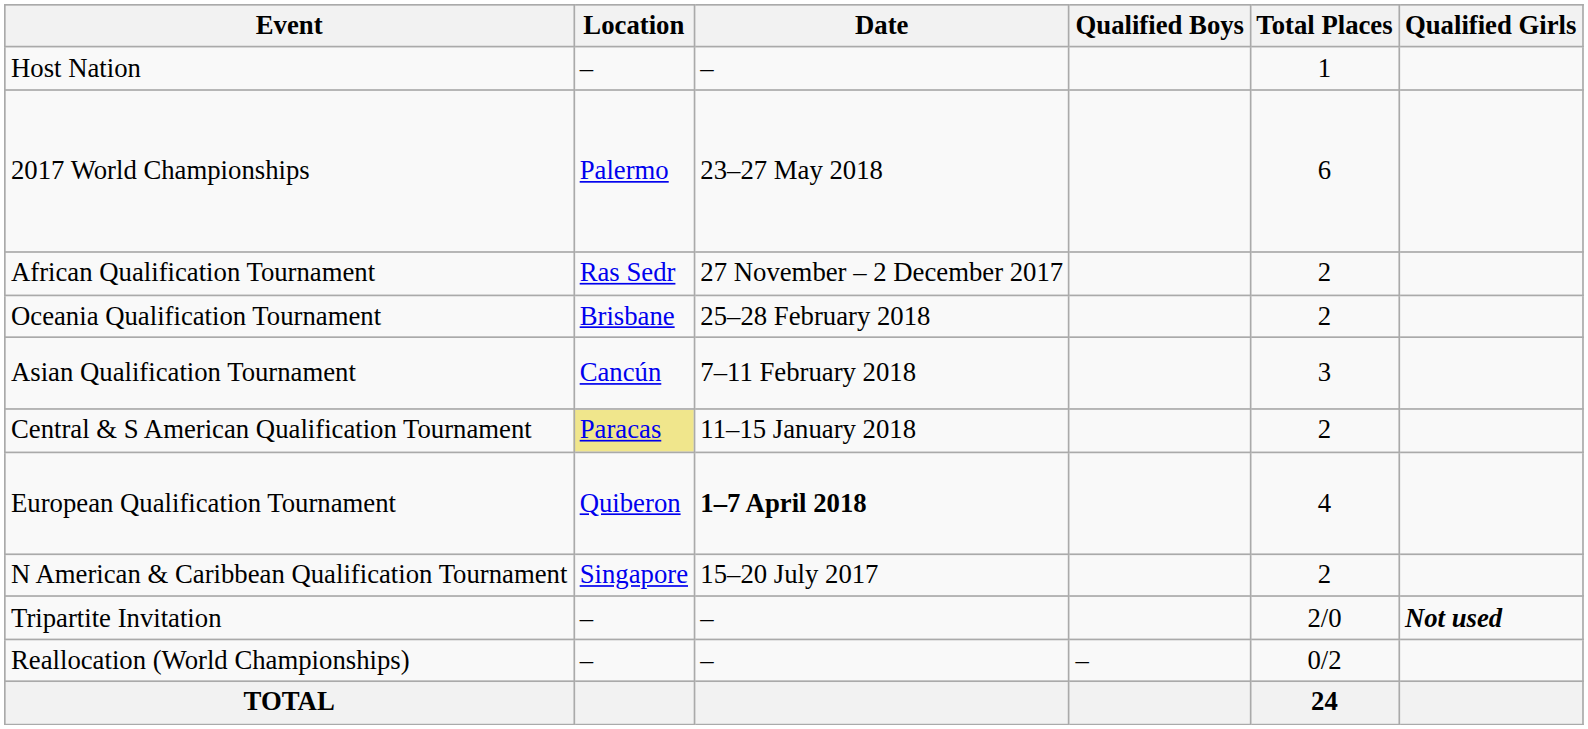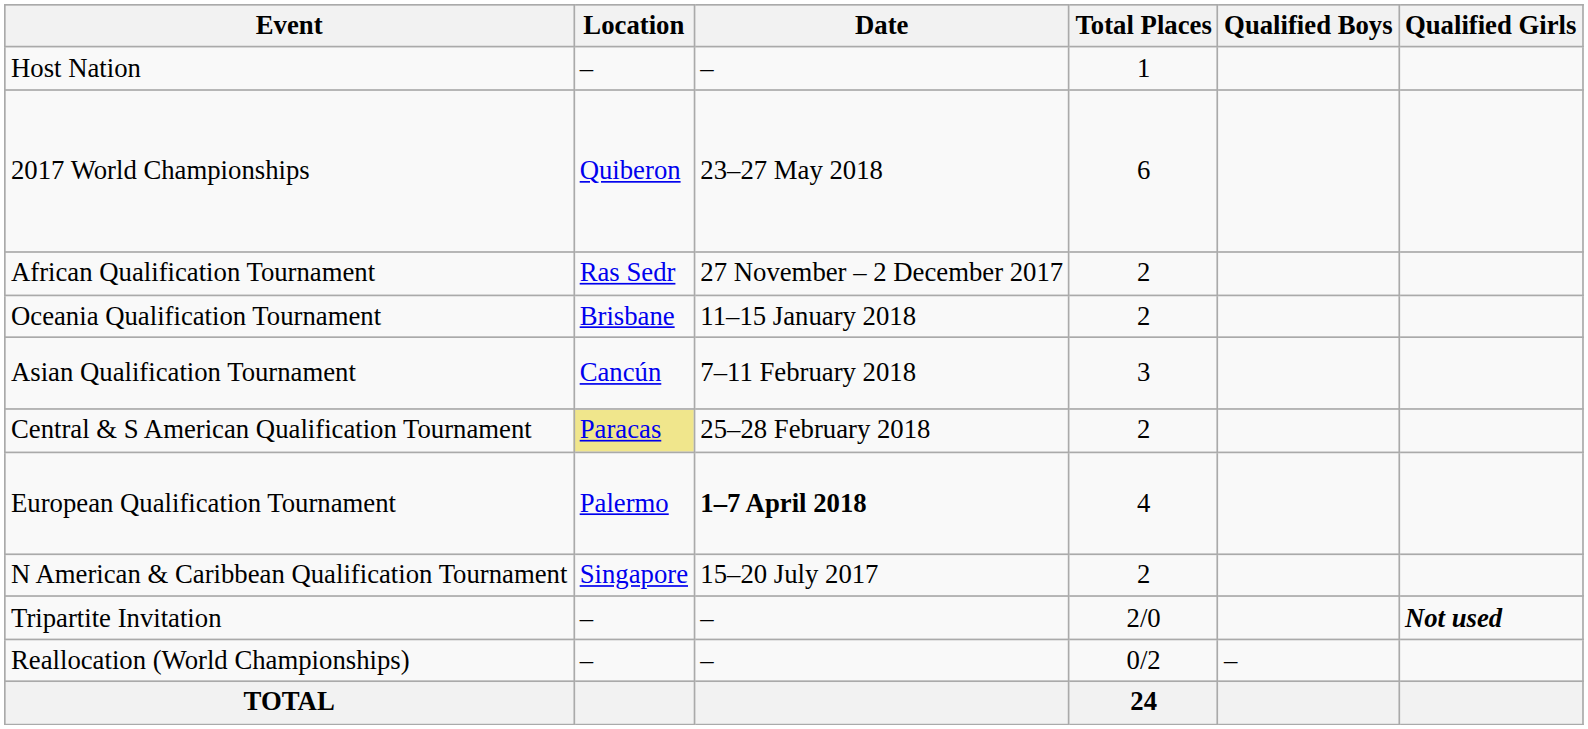columns swapped: (1324, 25) <-> (1160, 25)
(624, 170) Palermo -> (630, 170) Quiberon
(815, 315) 25–28 February 2018 -> (808, 315) 11–15 January 2018
(808, 430) 11–15 January 2018 -> (815, 430) 25–28 February 2018
(630, 502) Quiberon -> (624, 502) Palermo
